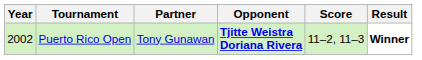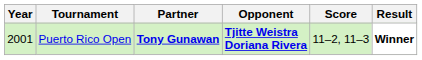(20, 39) 2002 -> (20, 39) 2001
(176, 39) normal -> (178, 39) bold
